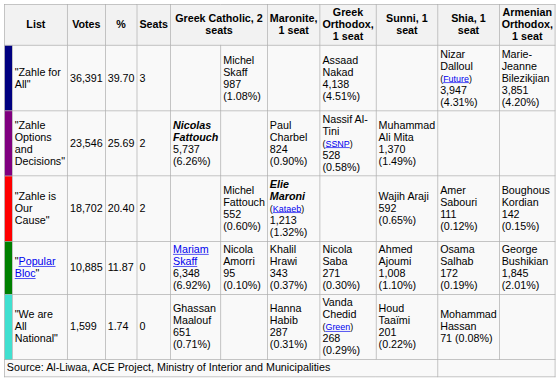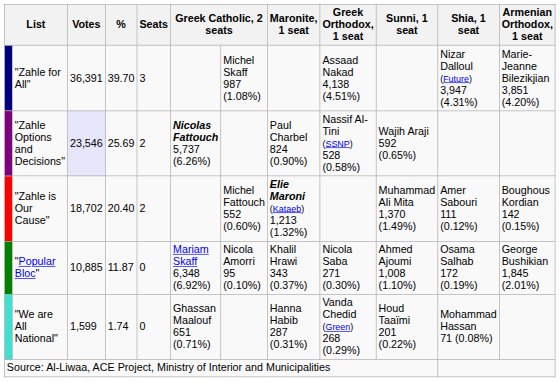(86, 143) no background -> (86, 143) lavender background
(407, 143) Muhammad Ali Mita 1,370 (1.49%) -> (404, 143) Wajih Araji 592 (0.65%)
(404, 208) Wajih Araji 592 (0.65%) -> (407, 208) Muhammad Ali Mita 1,370 (1.49%)
